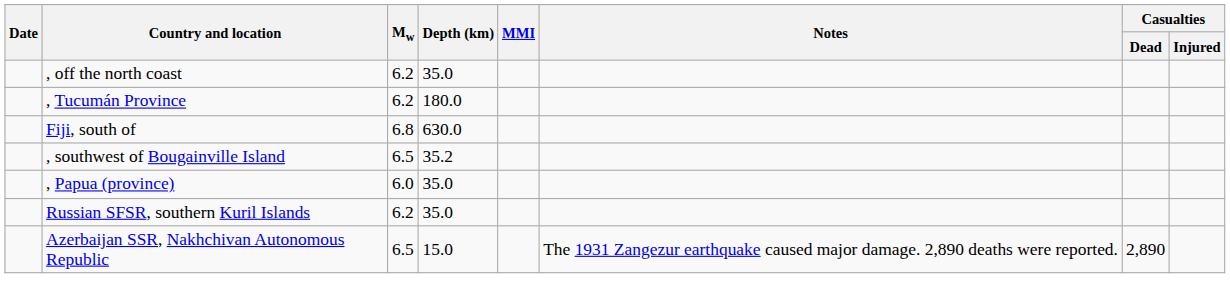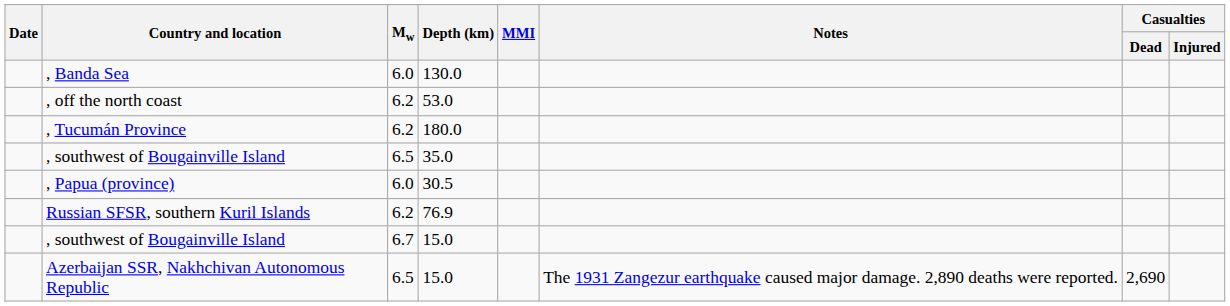+ row: (88, 73)
(438, 73) 35.0 -> (438, 101) 53.0
- row: (91, 128)
(438, 156) 35.2 -> (438, 156) 35.0
(438, 184) 35.0 -> (438, 184) 30.5
(438, 211) 35.0 -> (438, 211) 76.9
+ row: (166, 239)
(1146, 249) 2,890 -> (1146, 277) 2,690
